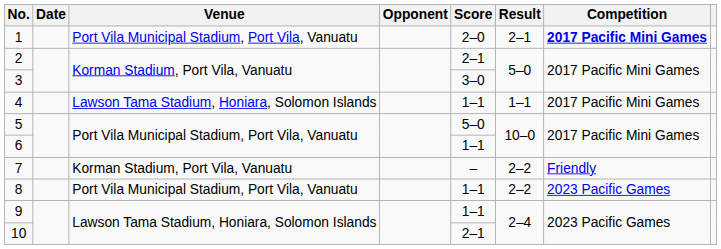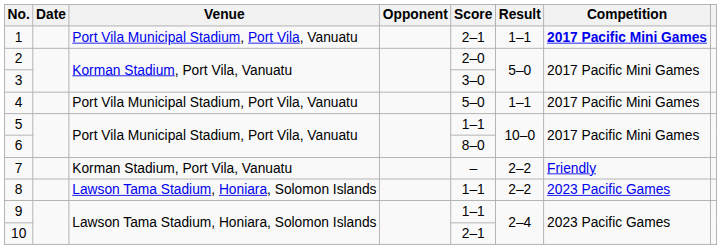(473, 37) 2–0 -> (473, 37) 2–1
(520, 37) 2–1 -> (520, 37) 1–1
(473, 59) 2–1 -> (473, 59) 2–0
(224, 102) Lawson Tama Stadium, Honiara, Solomon Islands -> (215, 102) Port Vila Municipal Stadium, Port Vila, Vanuatu
(473, 102) 1–1 -> (473, 102) 5–0
(473, 124) 5–0 -> (473, 124) 1–1
(473, 146) 1–1 -> (473, 146) 8–0
(215, 189) Port Vila Municipal Stadium, Port Vila, Vanuatu -> (224, 189) Lawson Tama Stadium, Honiara, Solomon Islands
